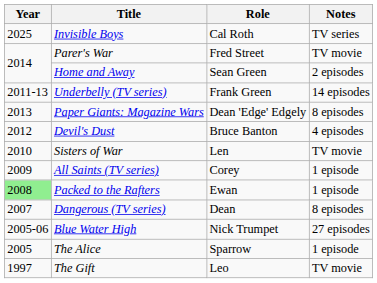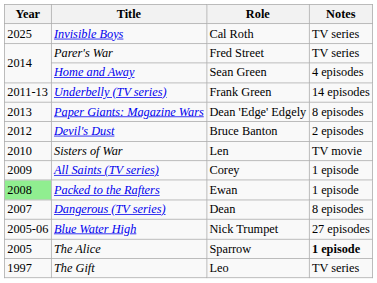(337, 53) TV movie -> (336, 53) TV series
(338, 72) 2 episodes -> (338, 72) 4 episodes
(338, 131) 4 episodes -> (338, 131) 2 episodes
(335, 248) normal -> (336, 248) bold
(337, 268) TV movie -> (336, 268) TV series
